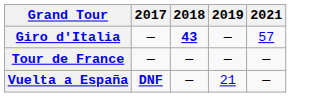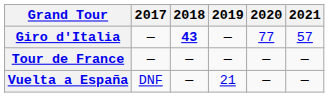+ column: (266, 15)
(151, 81) bold -> (151, 81) normal
